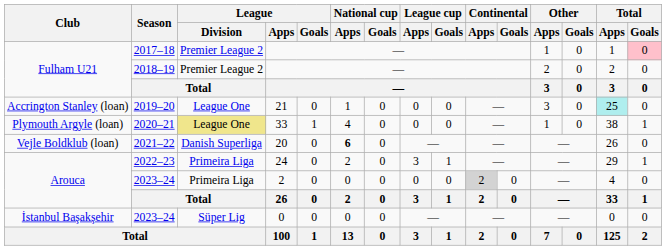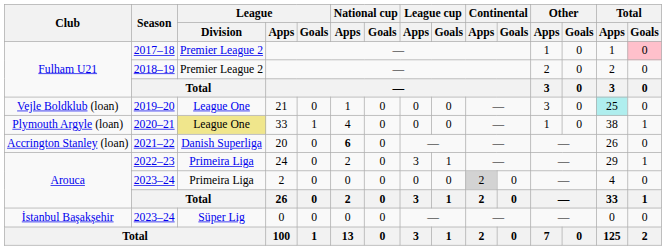(68, 106) Accrington Stanley (loan) -> (68, 106) Vejle Boldklub (loan)
(68, 143) Vejle Boldklub (loan) -> (68, 143) Accrington Stanley (loan)
